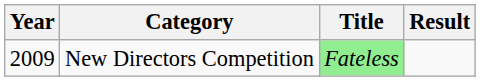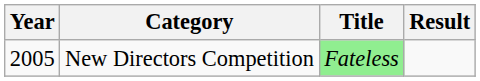(32, 57) 2009 -> (32, 57) 2005
